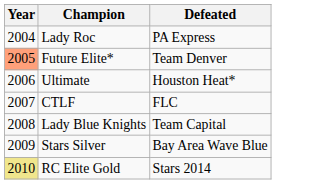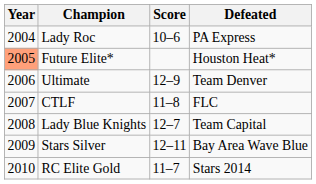+ column: (169, 15)
(190, 59) Team Denver -> (234, 59) Houston Heat*
(194, 80) Houston Heat* -> (230, 80) Team Denver
(21, 168) khaki background -> (21, 168) no background
